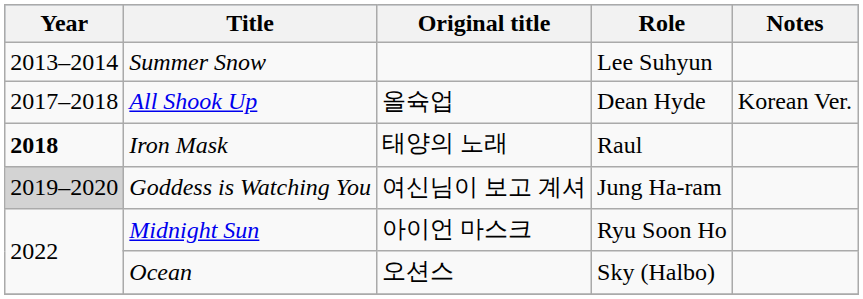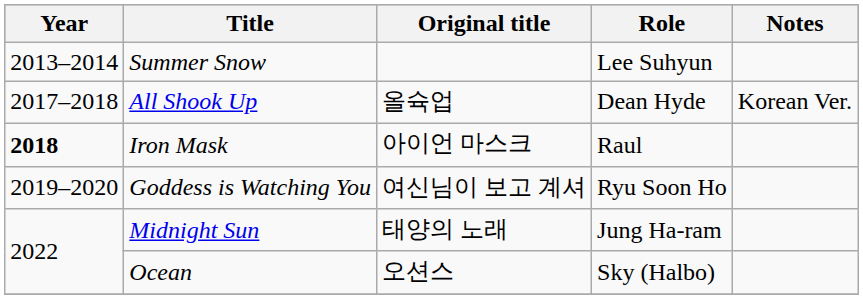(445, 143) 태양의 노래 -> (457, 143) 아이언 마스크
(64, 187) lightgrey background -> (64, 187) no background
(659, 187) Jung Ha-ram -> (662, 187) Ryu Soon Ho
(457, 228) 아이언 마스크 -> (445, 228) 태양의 노래
(662, 229) Ryu Soon Ho -> (659, 229) Jung Ha-ram
